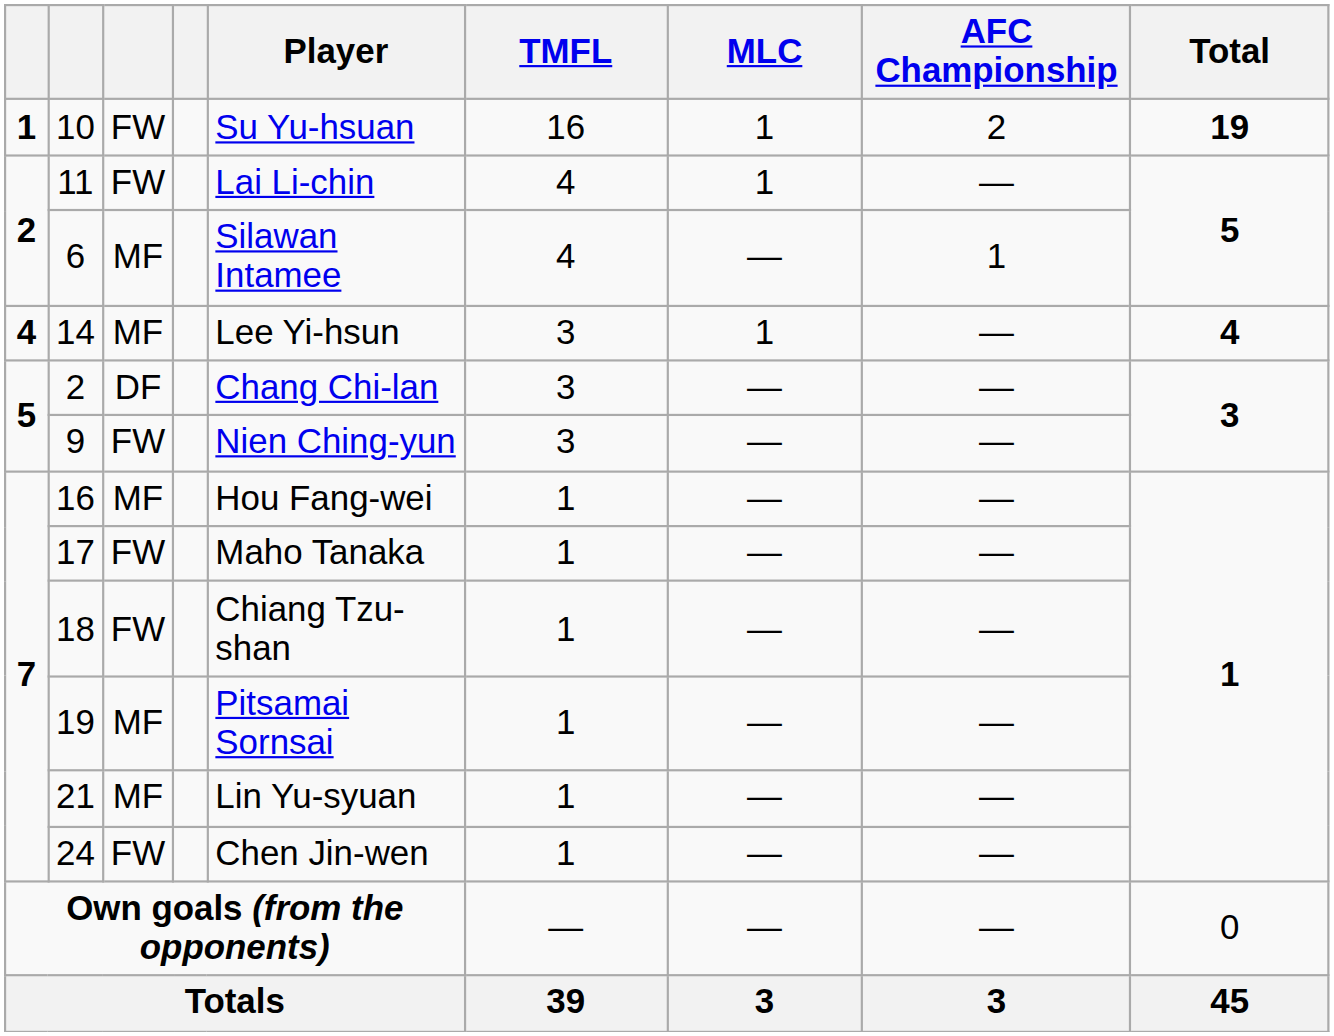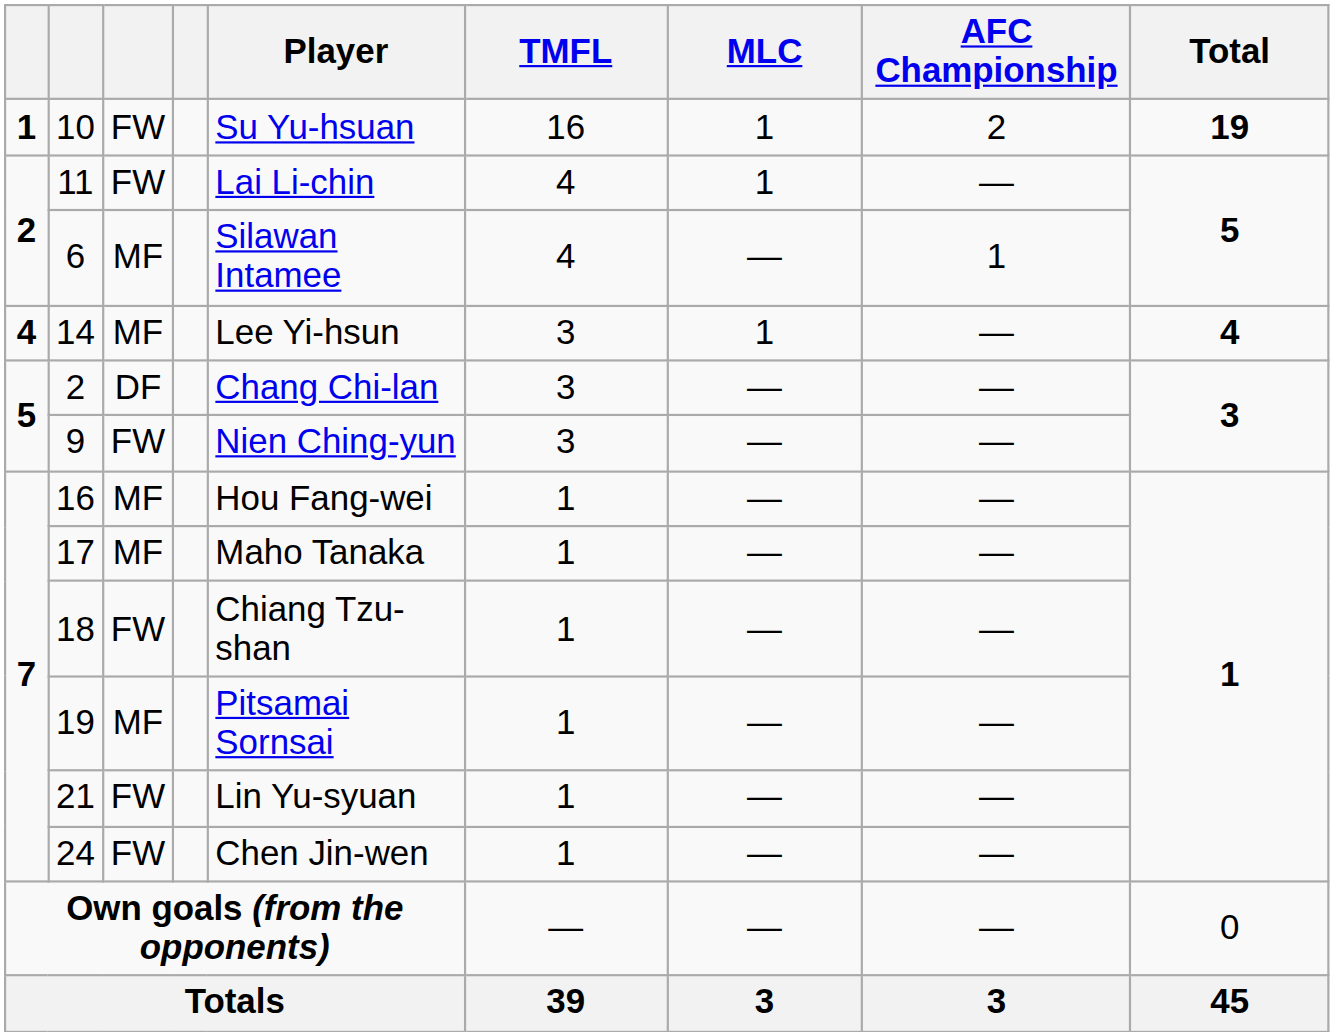(138, 553) FW -> (138, 553) MF
(138, 797) MF -> (138, 797) FW
